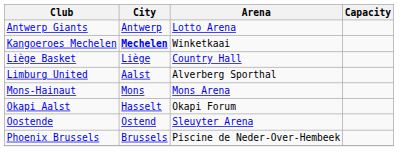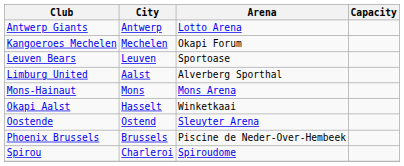(144, 44) bold -> (144, 44) normal
(201, 44) Winketkaai -> (210, 44) Okapi Forum
+ row: (41, 59)
- row: (41, 59)
(204, 106) Okapi Forum -> (207, 106) Winketkaai
+ row: (24, 153)
